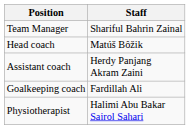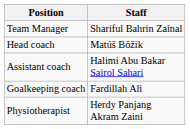(121, 67) Herdy Panjang Akram Zaini -> (128, 67) Halimi Abu Bakar Sairol Sahari
(128, 111) Halimi Abu Bakar Sairol Sahari -> (121, 111) Herdy Panjang Akram Zaini
